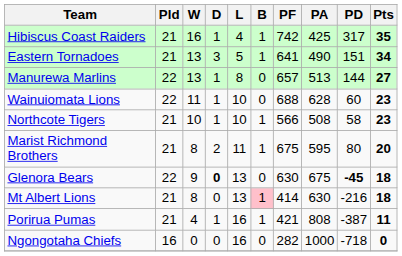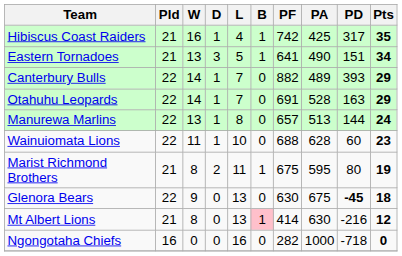+ row: (57, 78)
+ row: (62, 99)
(383, 78) 27 -> (383, 120) 24
- row: (56, 120)
(383, 148) 20 -> (383, 169) 19
(217, 177) bold -> (217, 198) normal
(383, 198) 18 -> (383, 219) 12
- row: (51, 219)
